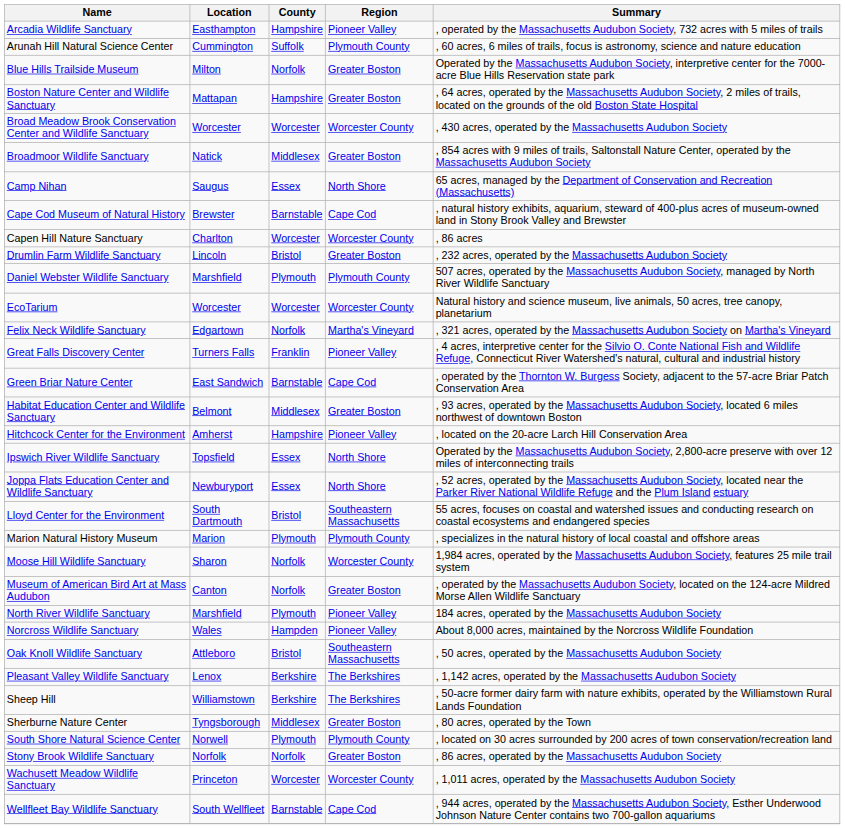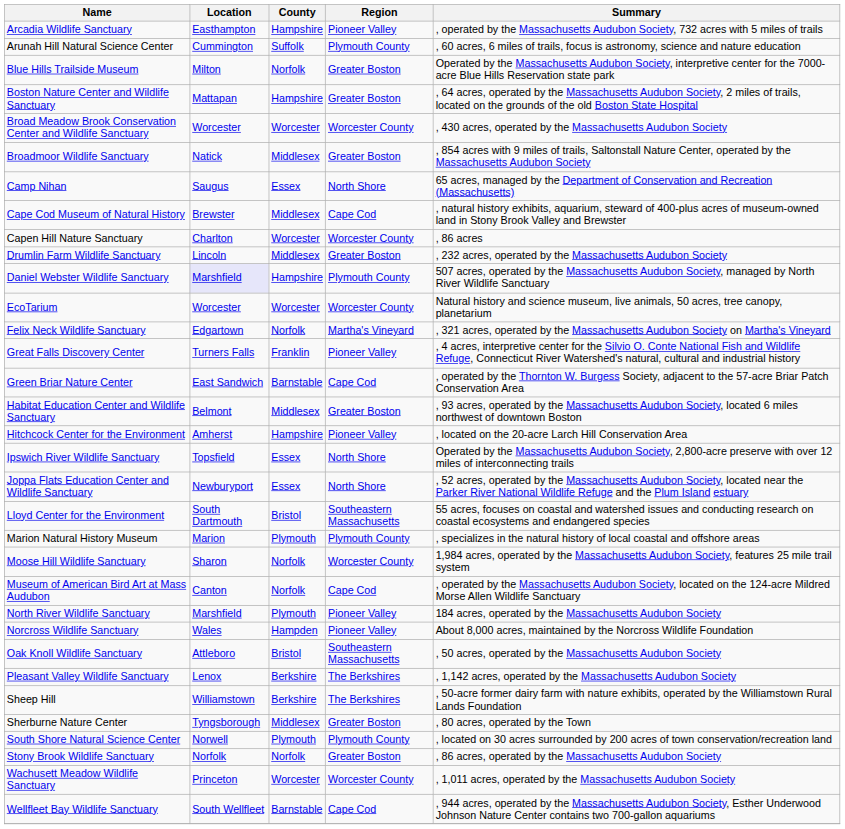(297, 215) Barnstable -> (295, 215) Middlesex
(286, 255) Bristol -> (295, 255) Middlesex
(217, 278) no background -> (217, 278) lavender background
(294, 278) Plymouth -> (297, 278) Hampshire
(364, 590) Greater Boston -> (352, 590) Cape Cod
